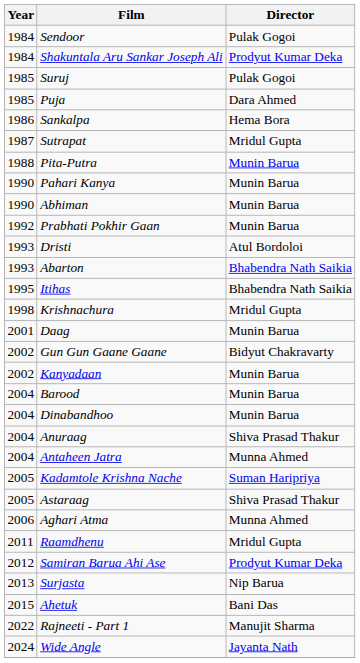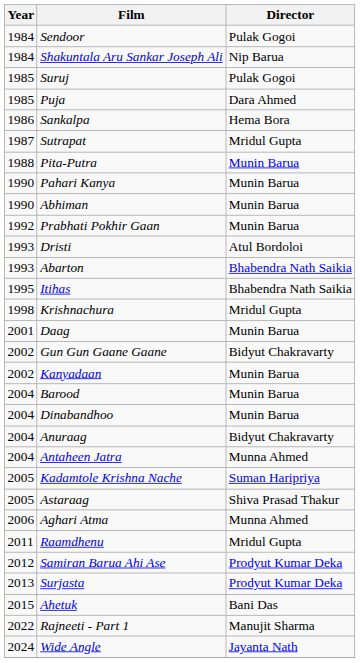(286, 57) Prodyut Kumar Deka -> (256, 57) Nip Barua
(284, 436) Shiva Prasad Thakur -> (281, 436) Bidyut Chakravarty
(256, 583) Nip Barua -> (286, 583) Prodyut Kumar Deka
